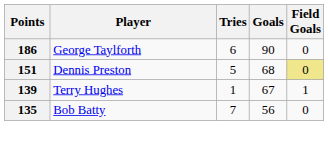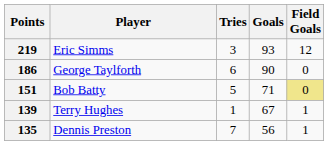+ row: (27, 49)
(92, 69) Dennis Preston -> (79, 89) Bob Batty
(268, 69) 68 -> (268, 89) 71
(79, 110) Bob Batty -> (92, 130) Dennis Preston
(305, 110) 0 -> (305, 130) 1
